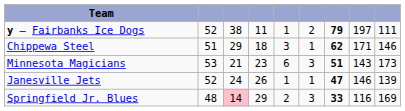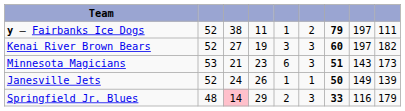- row: (51, 47)
+ row: (79, 47)
(337, 81) 47 -> (337, 81) 50
(362, 81) 146 -> (362, 81) 149
(387, 98) 169 -> (387, 98) 179
